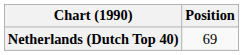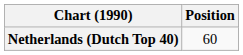(210, 38) 69 -> (210, 38) 60
